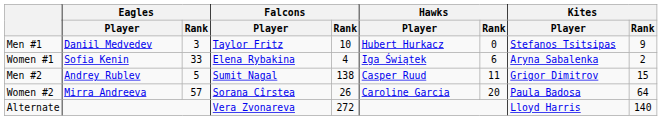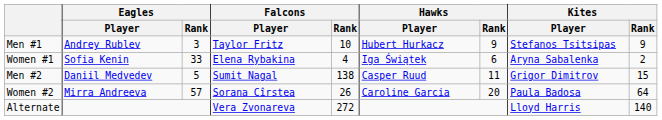(108, 44) Daniil Medvedev -> (102, 44) Andrey Rublev
(494, 44) 0 -> (494, 44) 9
(102, 76) Andrey Rublev -> (108, 76) Daniil Medvedev
